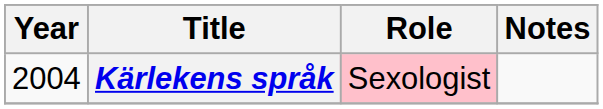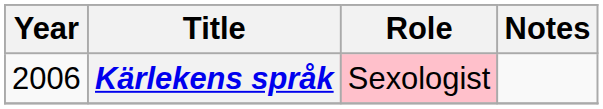(46, 77) 2004 -> (46, 77) 2006
